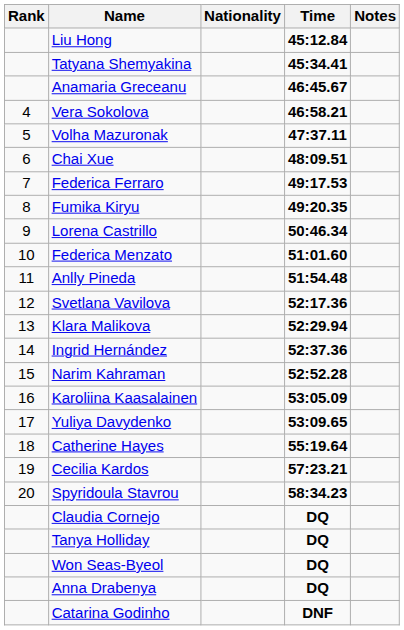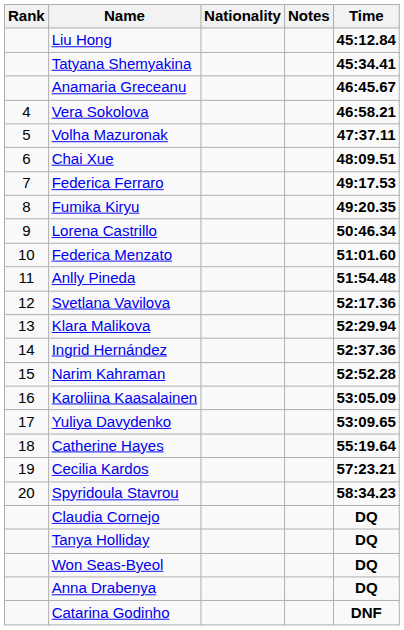columns swapped: (318, 16) <-> (375, 16)
